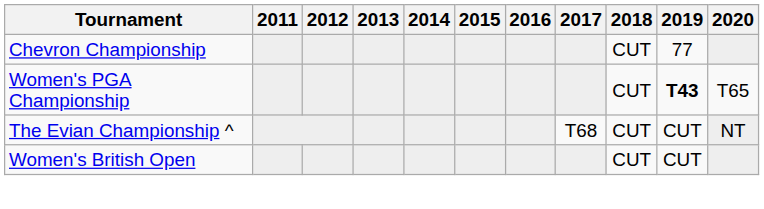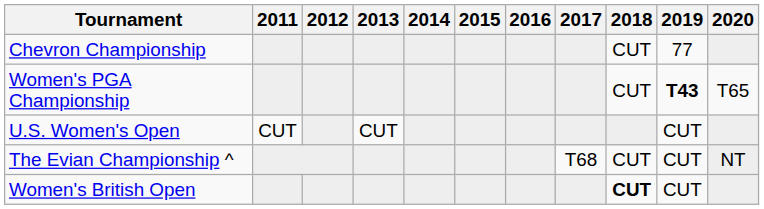+ row: (94, 130)
(632, 160) normal -> (632, 190) bold
